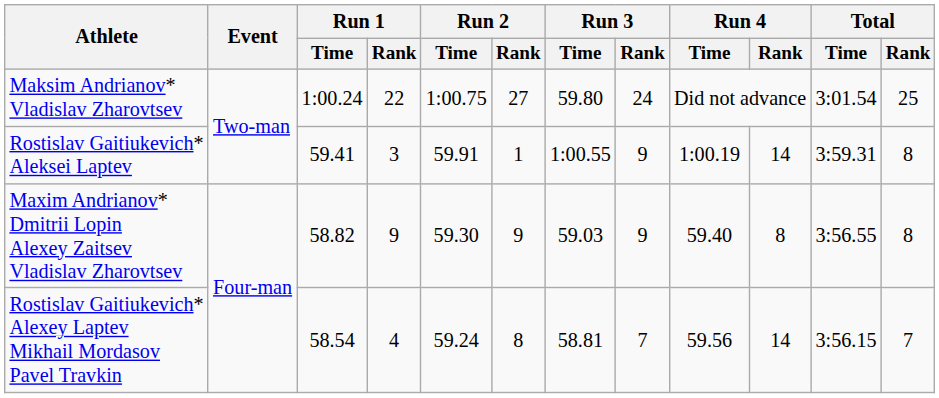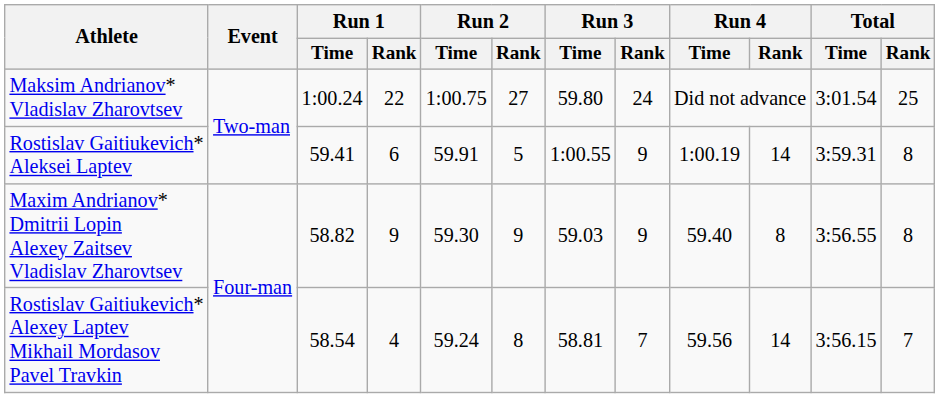(394, 155) 3 -> (394, 155) 6
(518, 155) 1 -> (518, 155) 5
